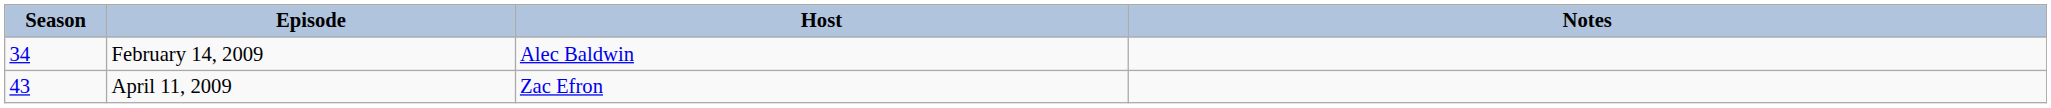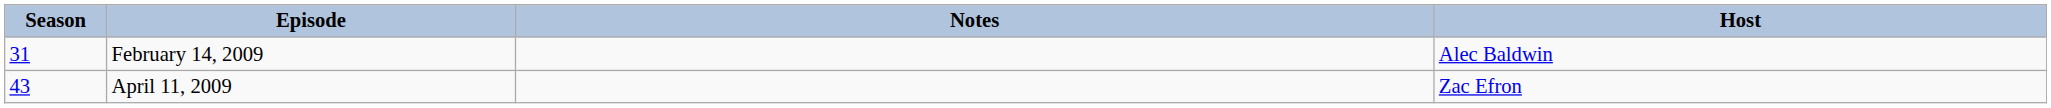columns swapped: (821, 20) <-> (1587, 20)
(20, 53) 34 -> (20, 53) 31
